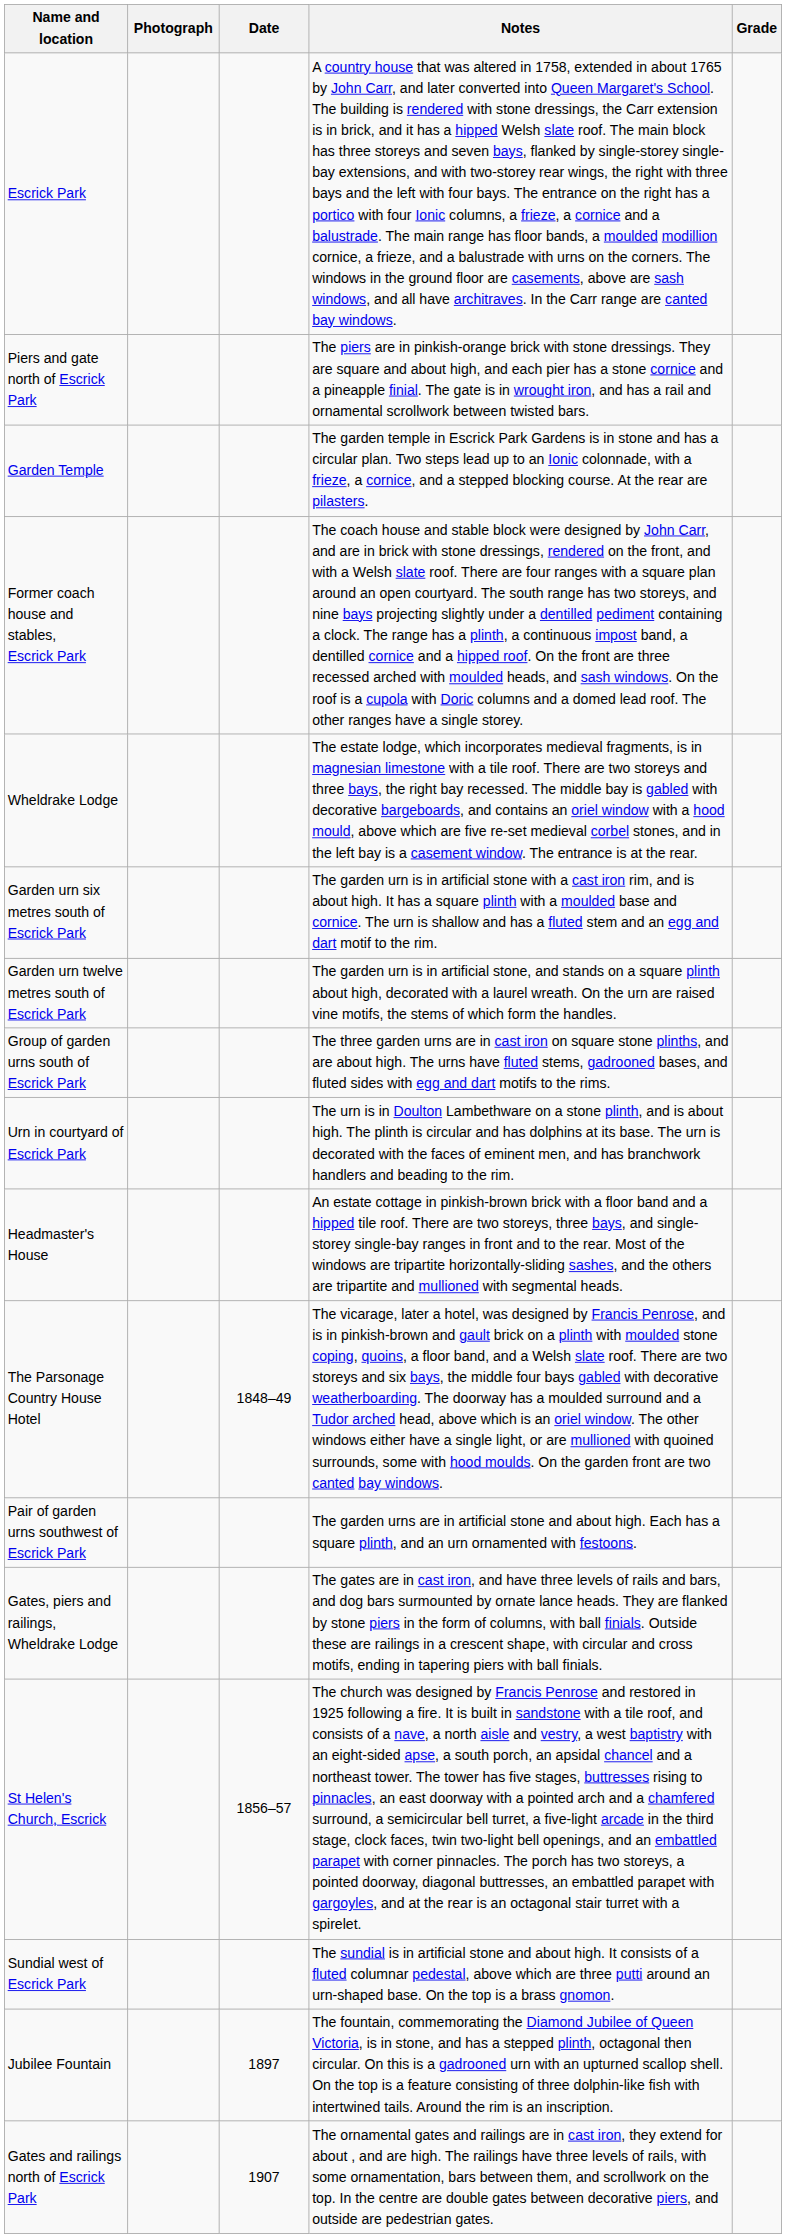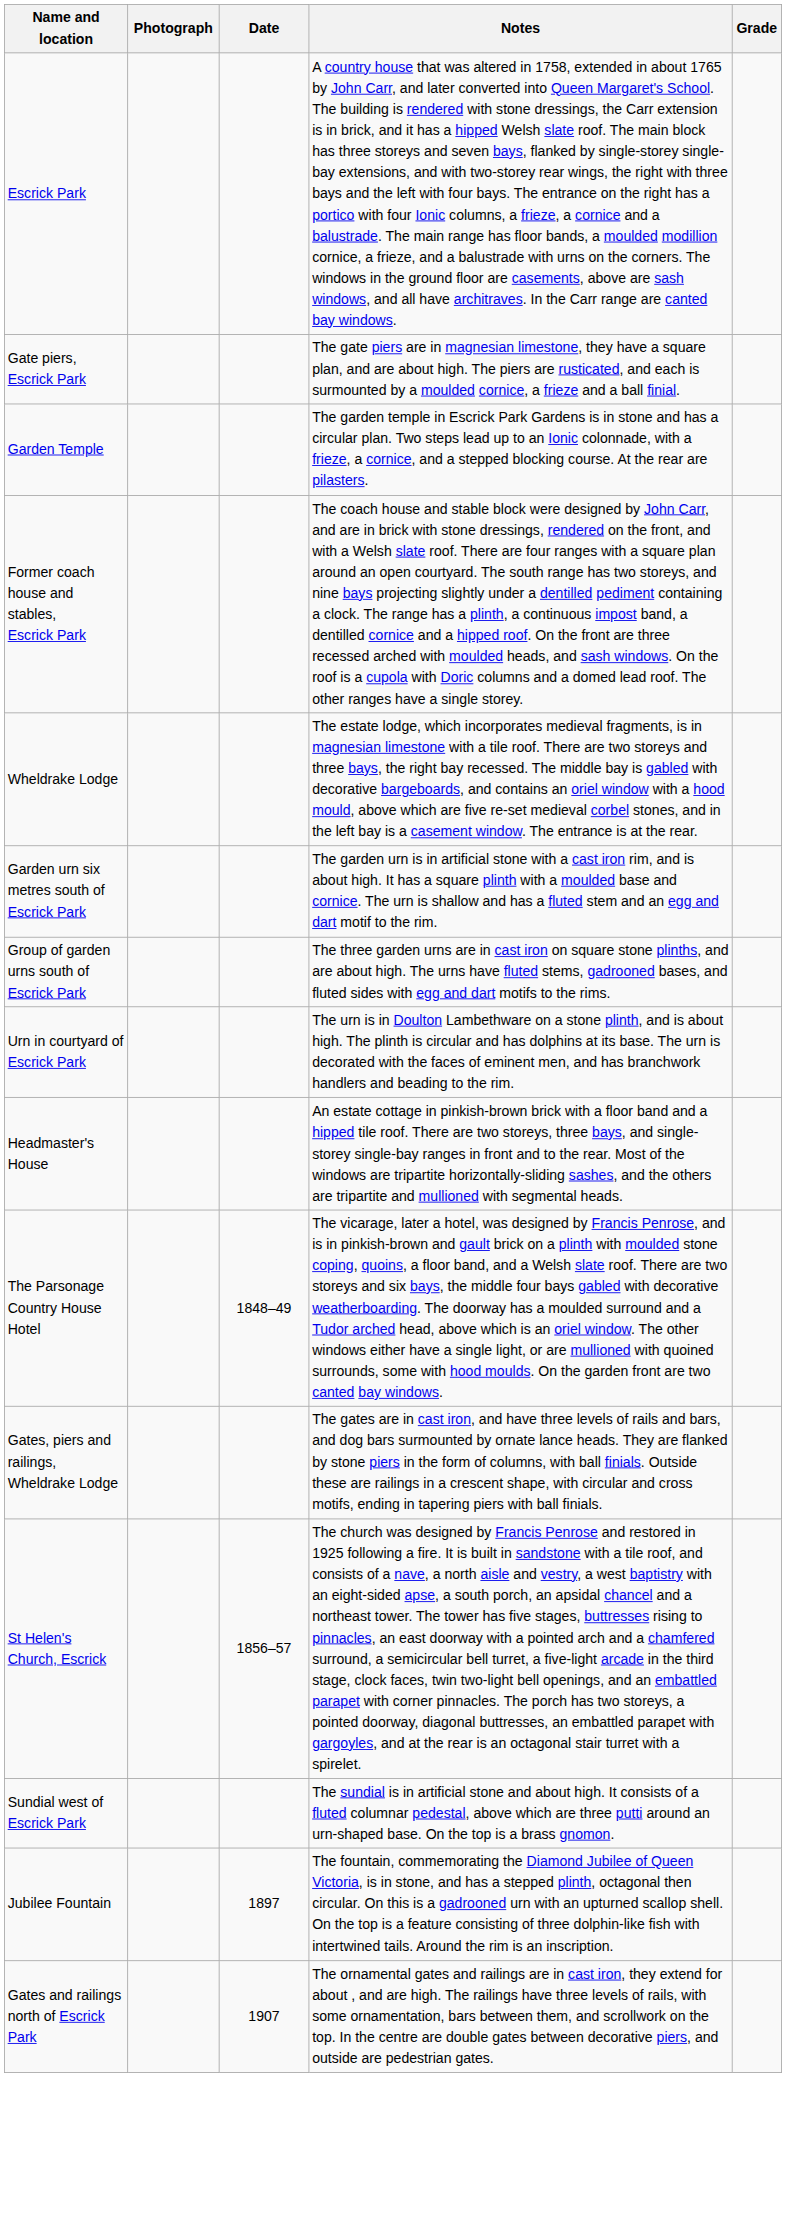- row: (56, 379)
+ row: (47, 369)
- row: (65, 993)
- row: (63, 1532)
